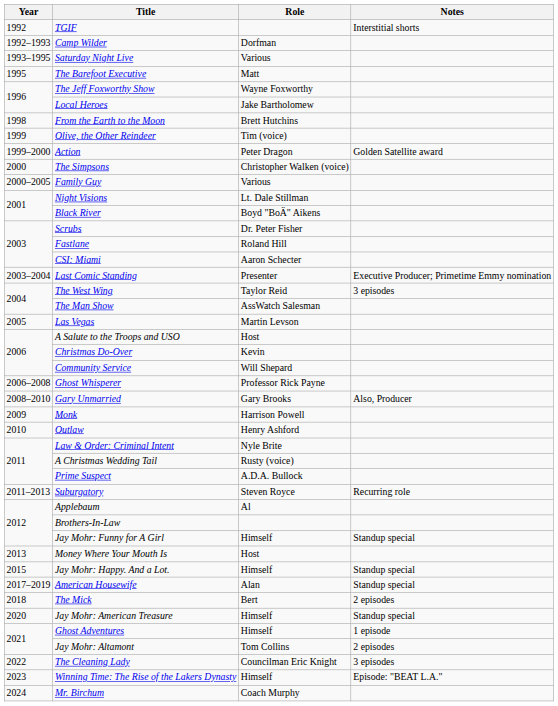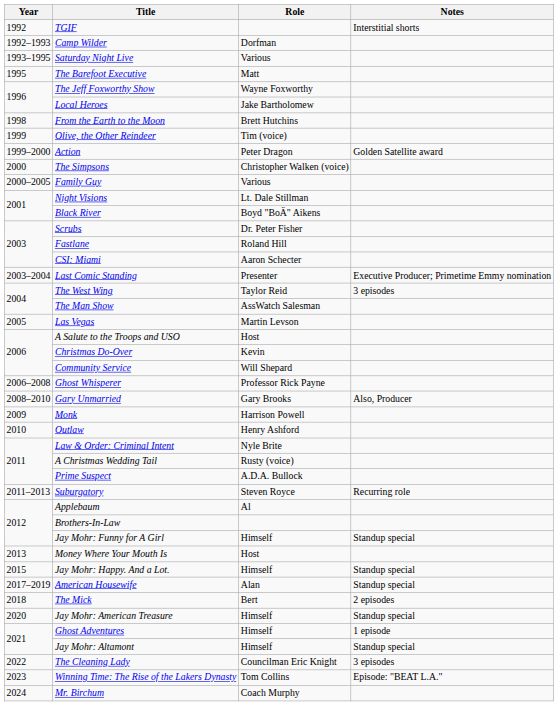(265, 646) Tom Collins -> (257, 646) Himself
(374, 646) 2 episodes -> (384, 646) Standup special
(257, 677) Himself -> (265, 677) Tom Collins
